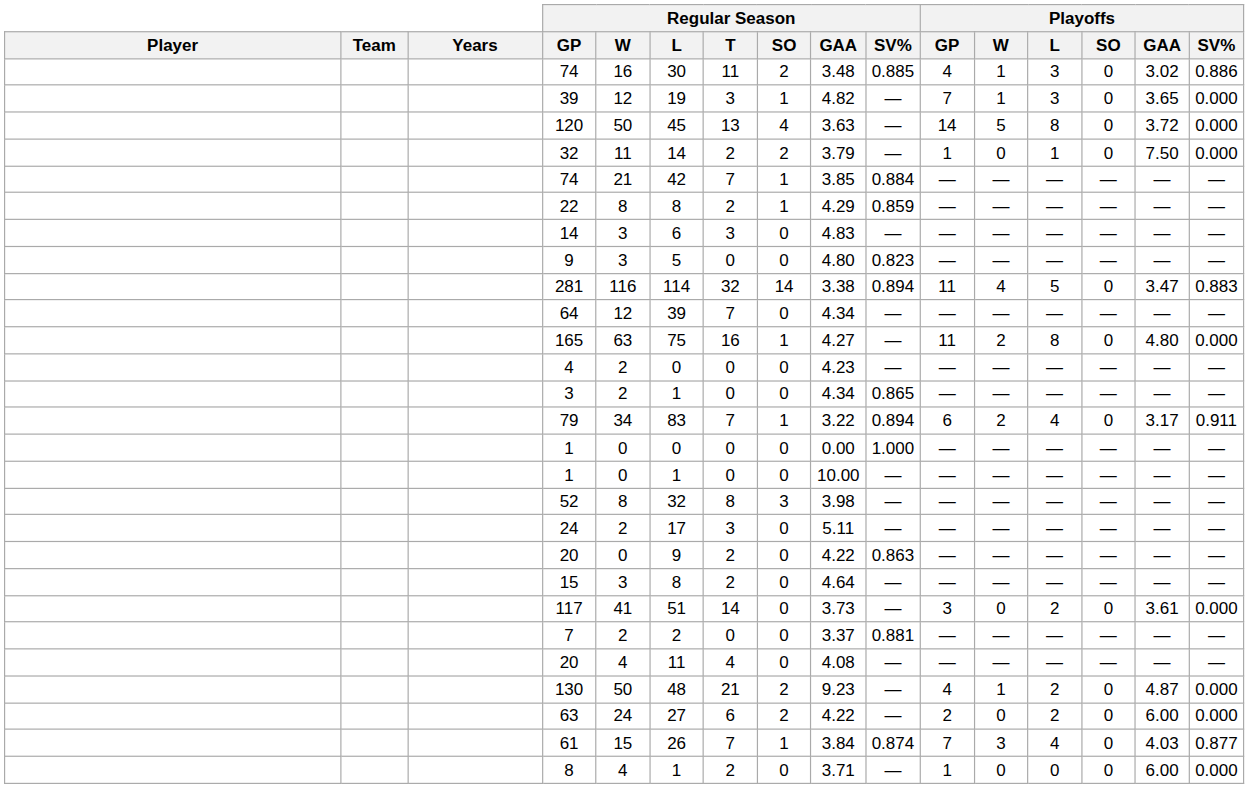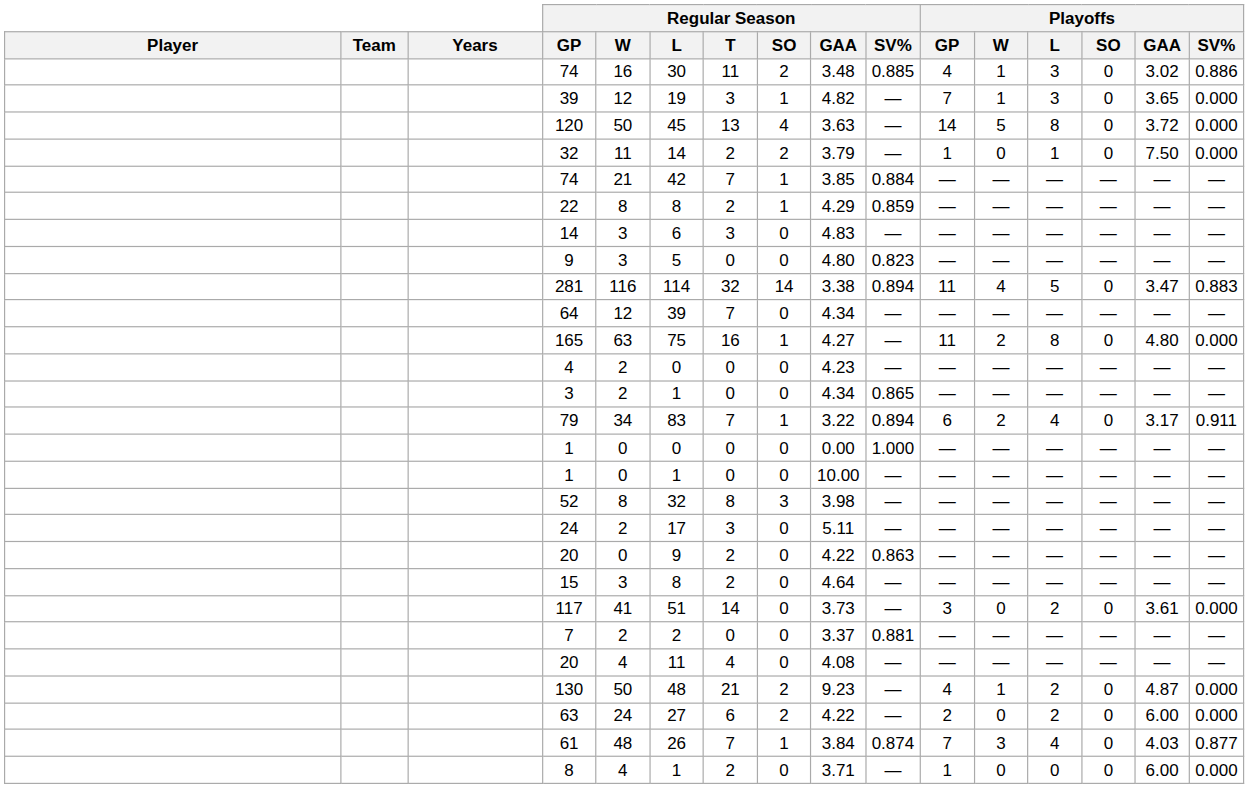(623, 743) 15 -> (623, 743) 48
